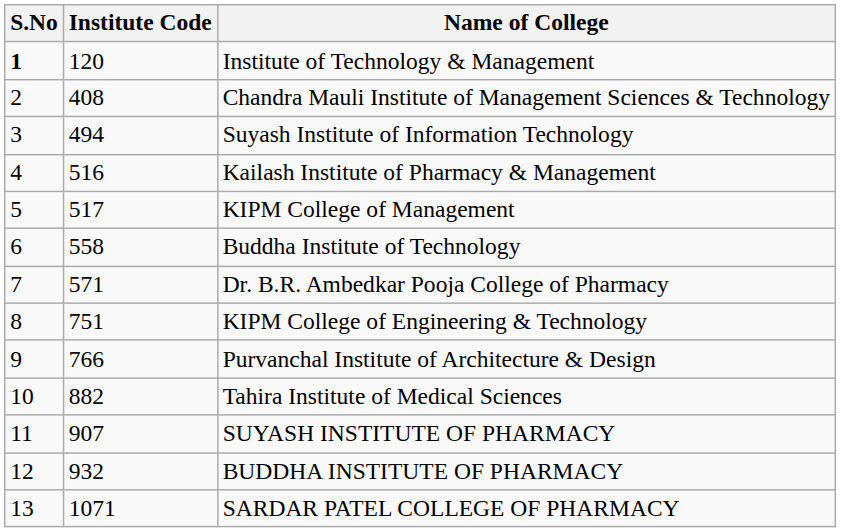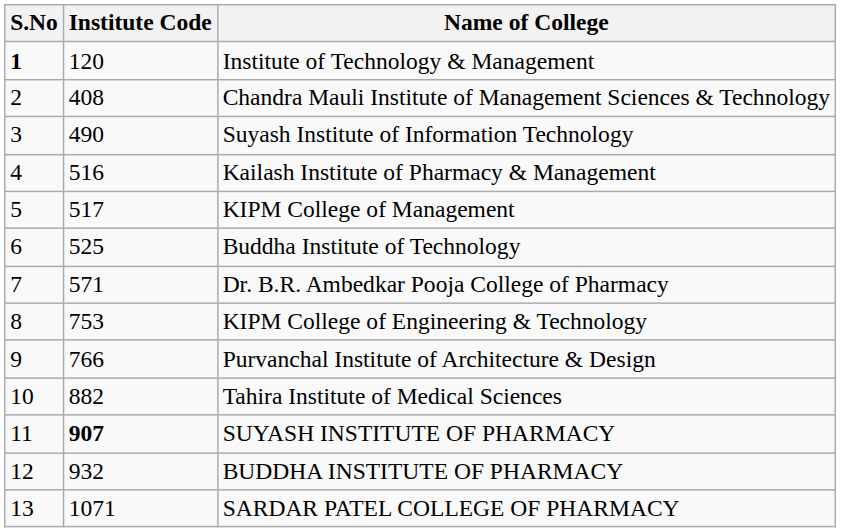(86, 135) 494 -> (86, 135) 490
(86, 246) 558 -> (86, 246) 525
(86, 321) 751 -> (86, 321) 753
(86, 433) normal -> (86, 433) bold
